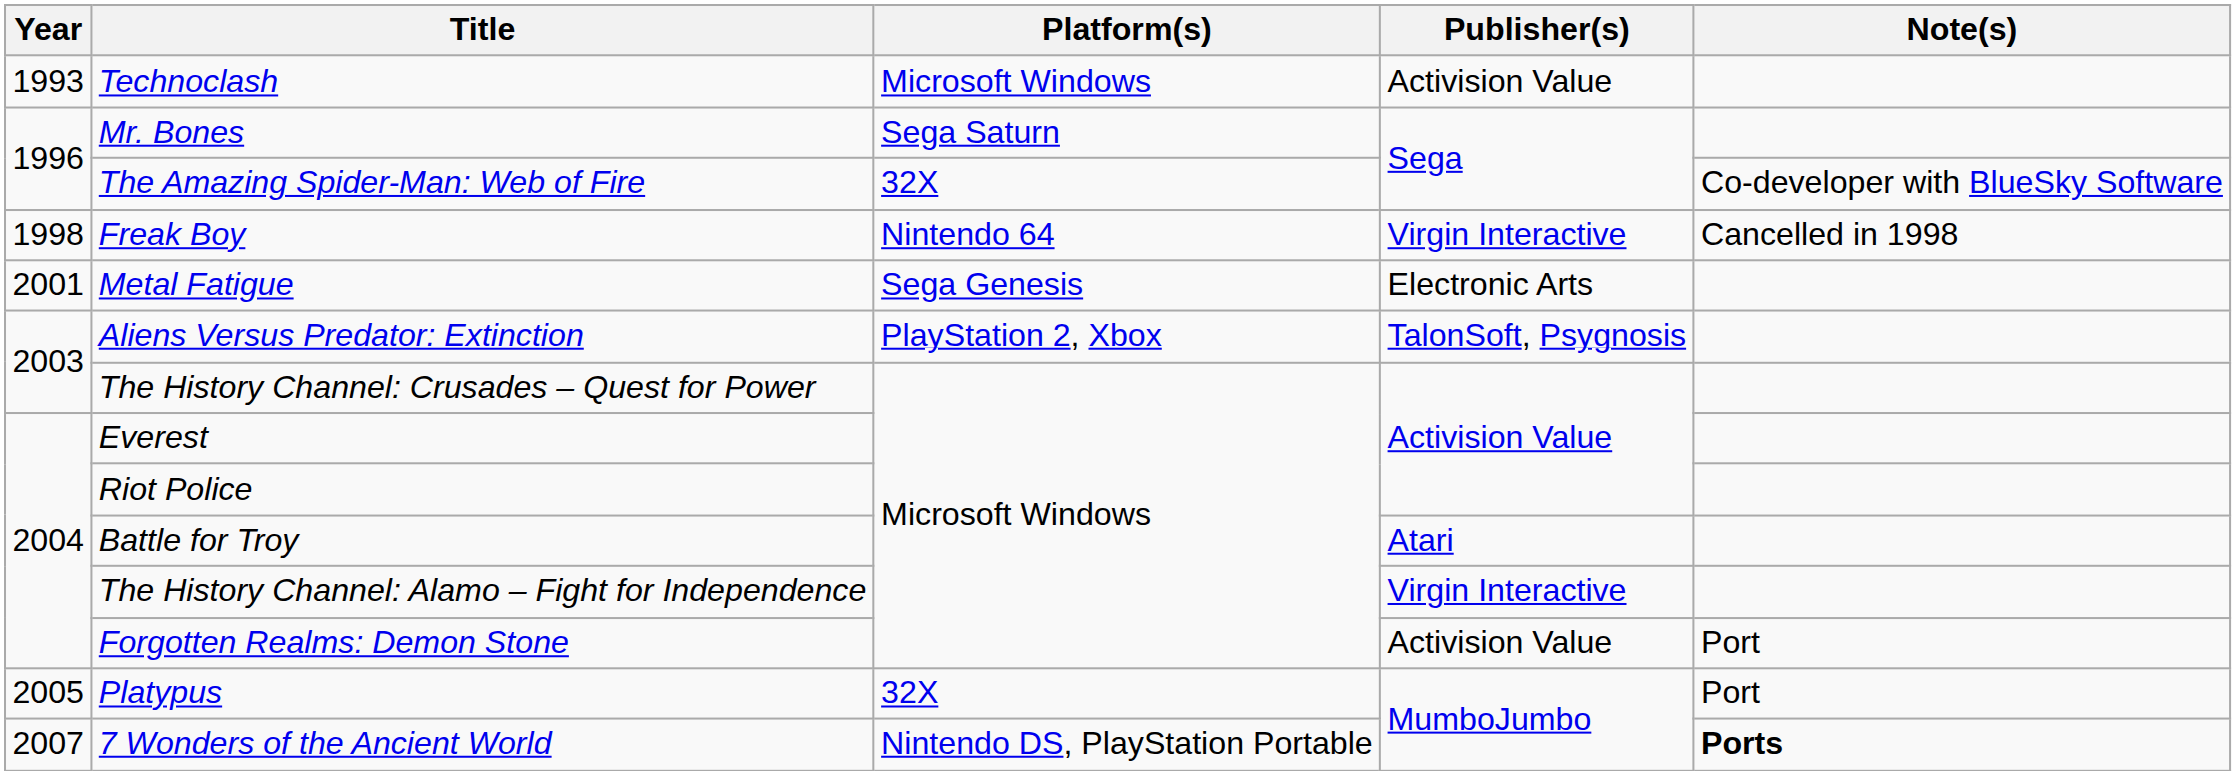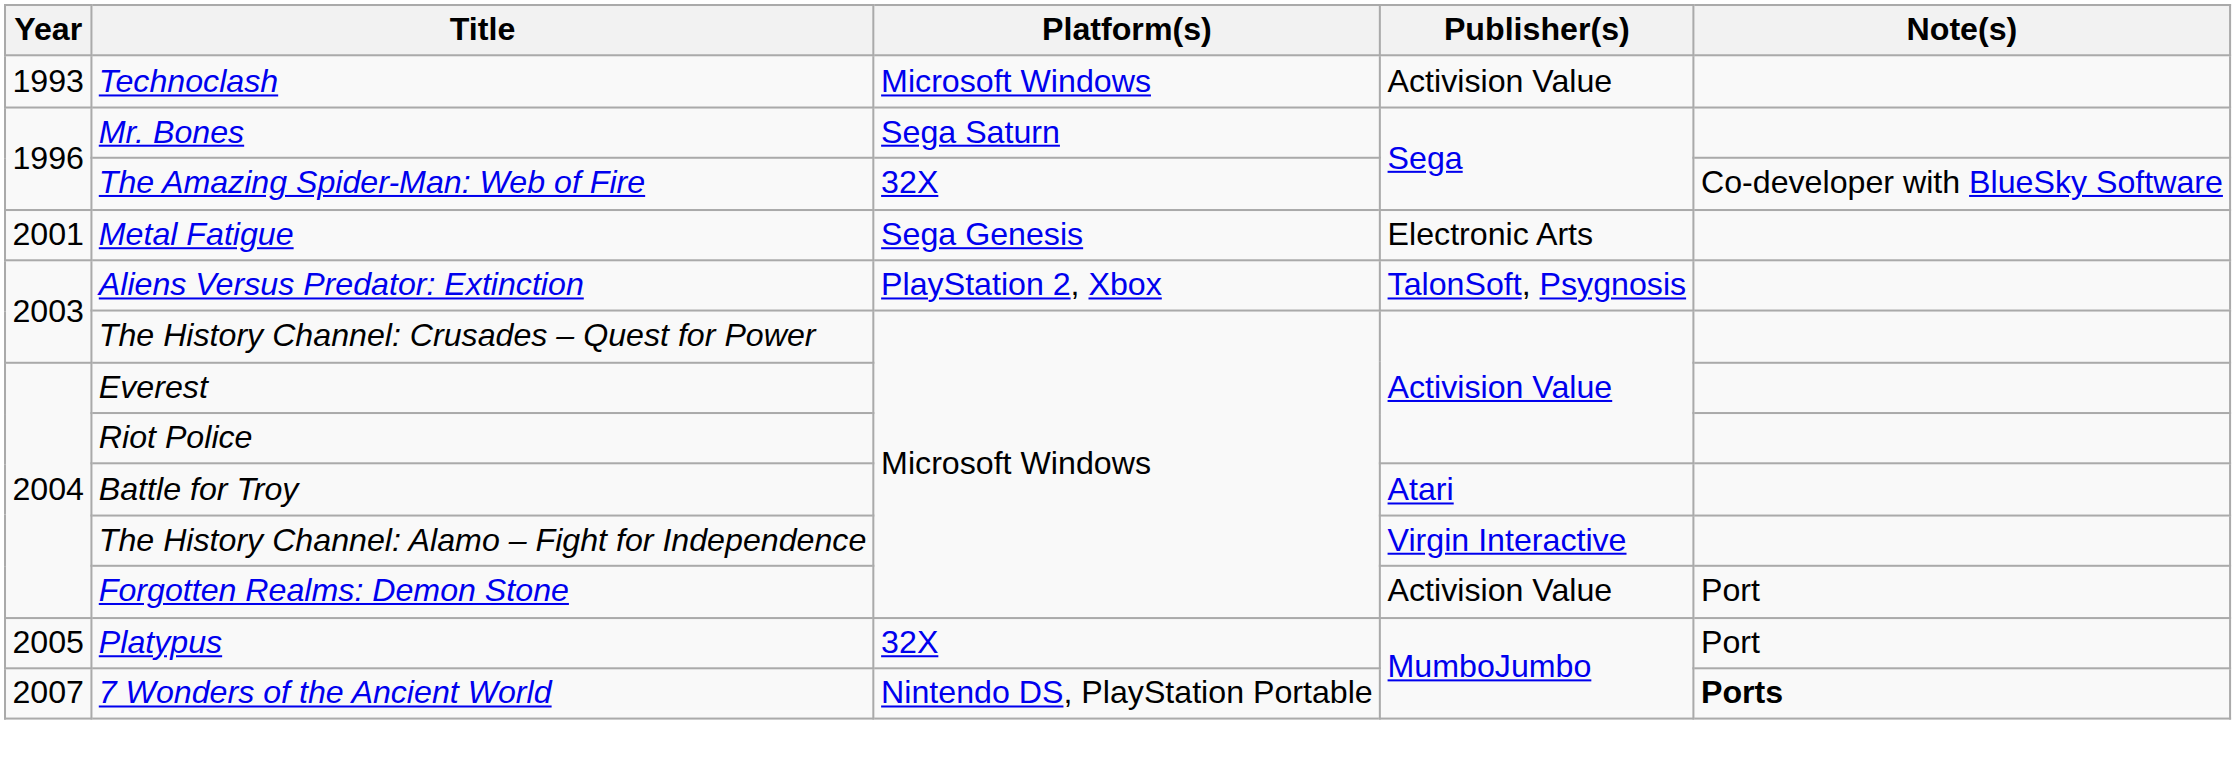- row: (172, 234)
